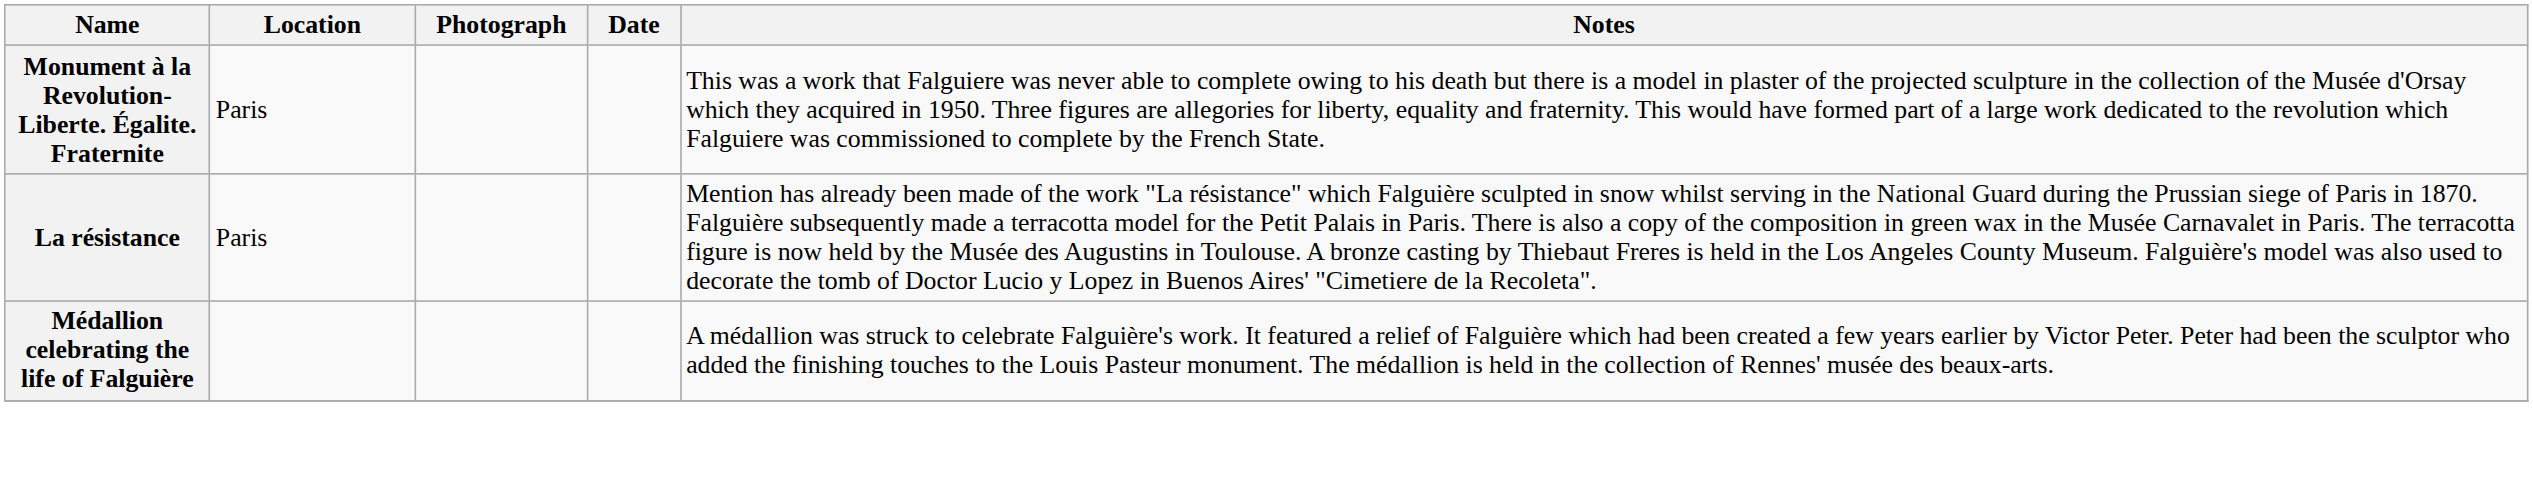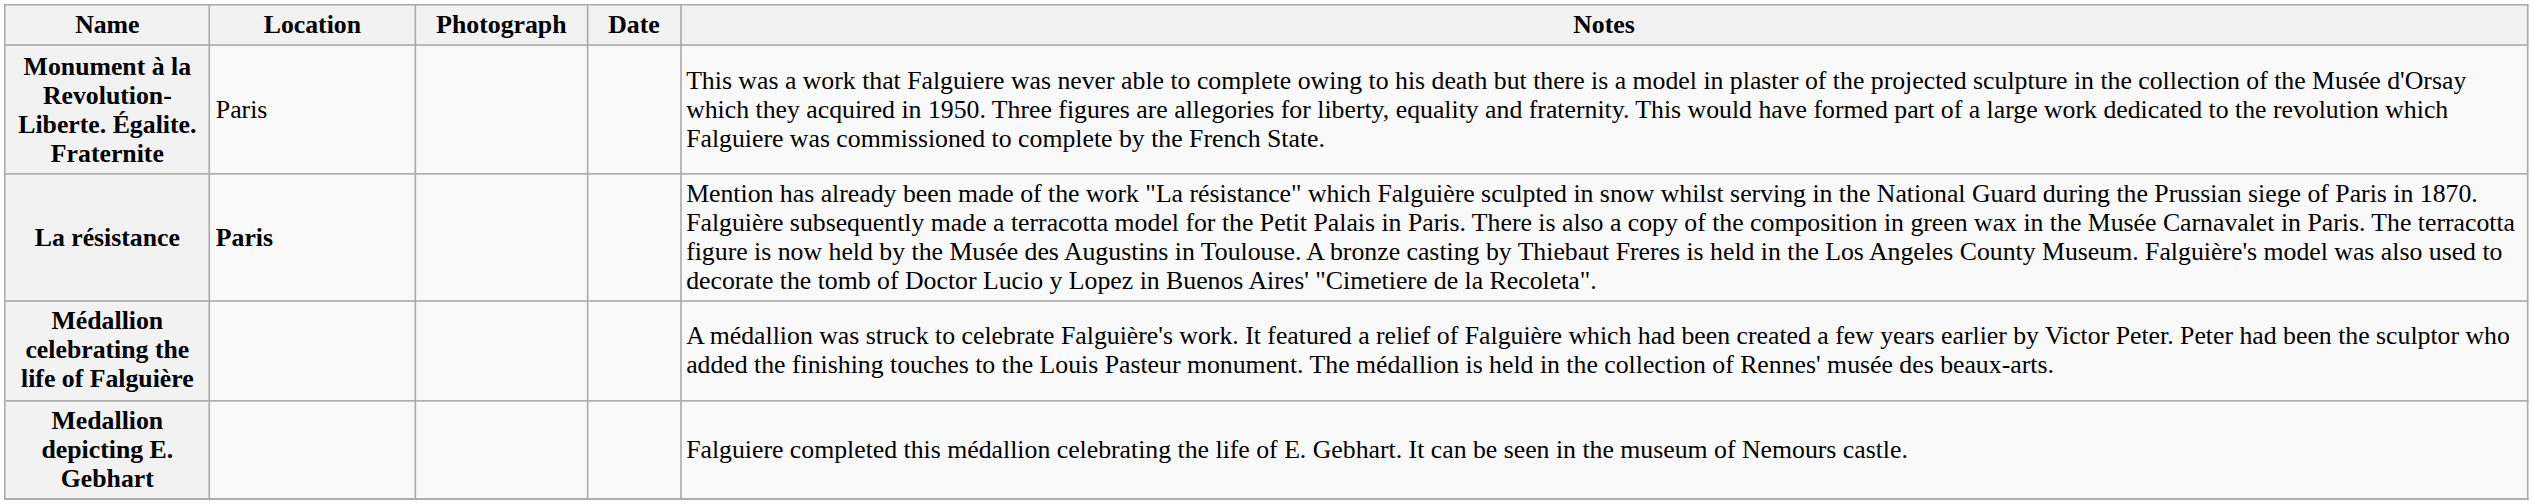(242, 237) normal -> (244, 237) bold
+ row: (107, 449)
